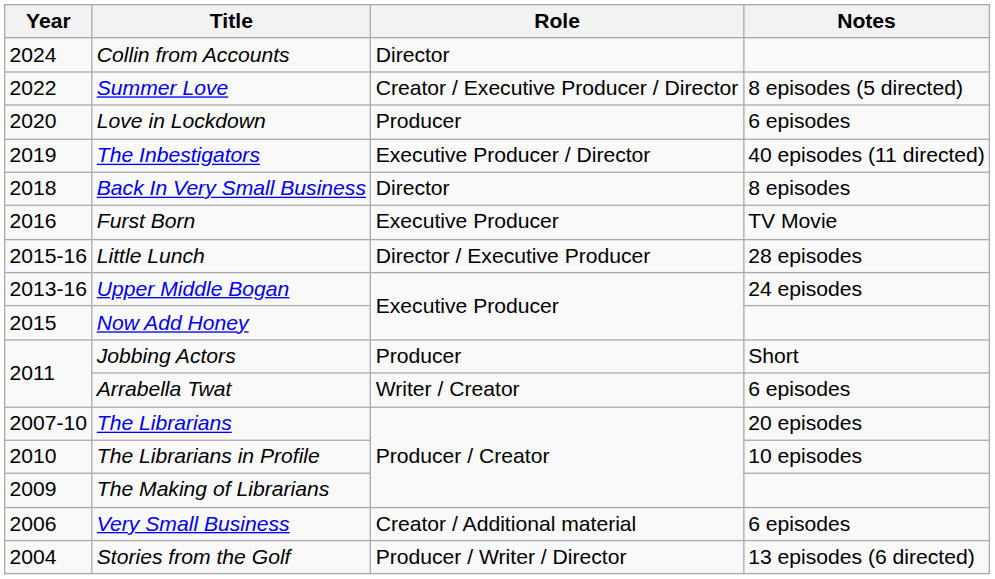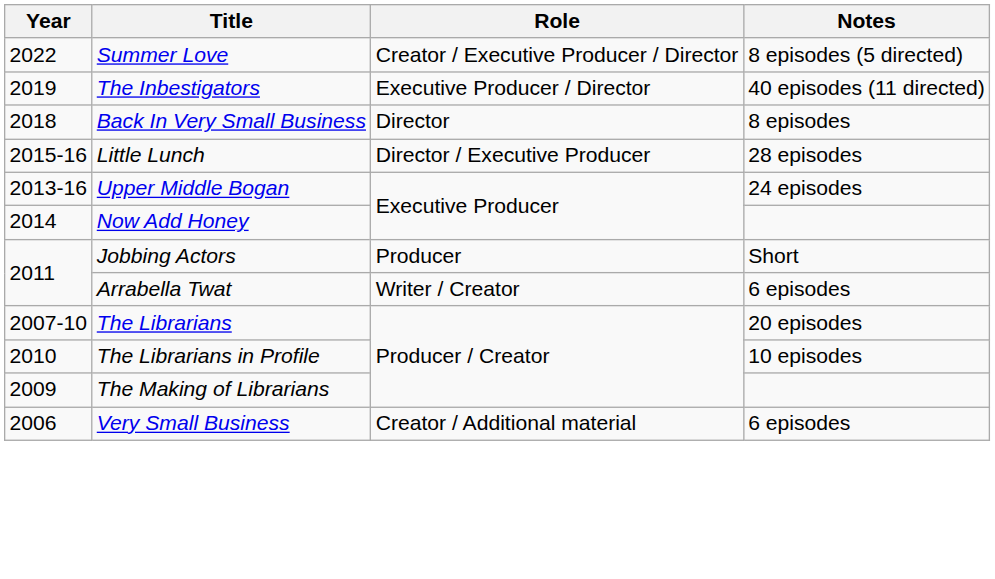- row: (193, 54)
- row: (181, 121)
- row: (146, 222)
(33, 322) 2015 -> (33, 222) 2014
- row: (194, 557)
